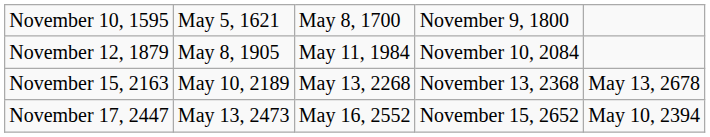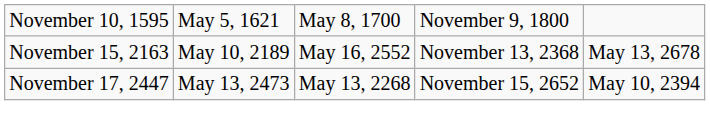- row: (89, 52)
(355, 83) May 13, 2268 -> (355, 52) May 16, 2552
(355, 115) May 16, 2552 -> (355, 83) May 13, 2268
